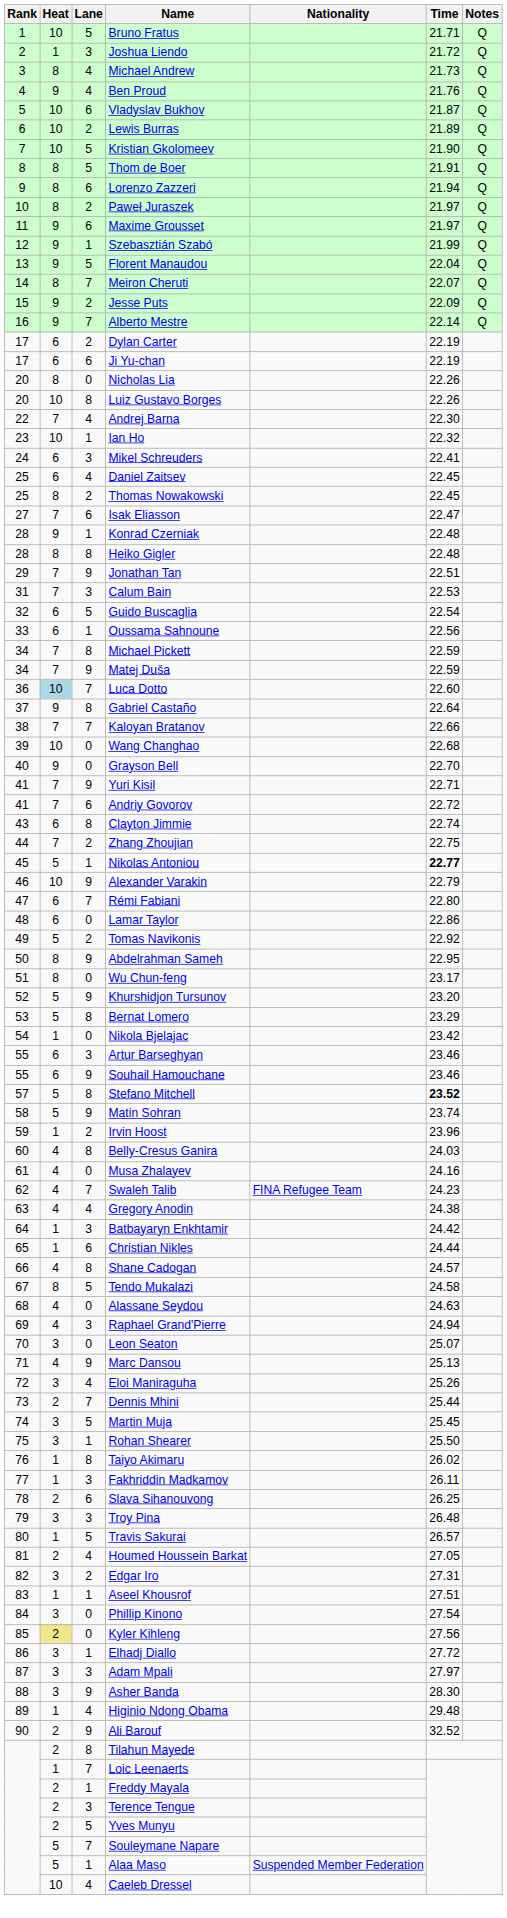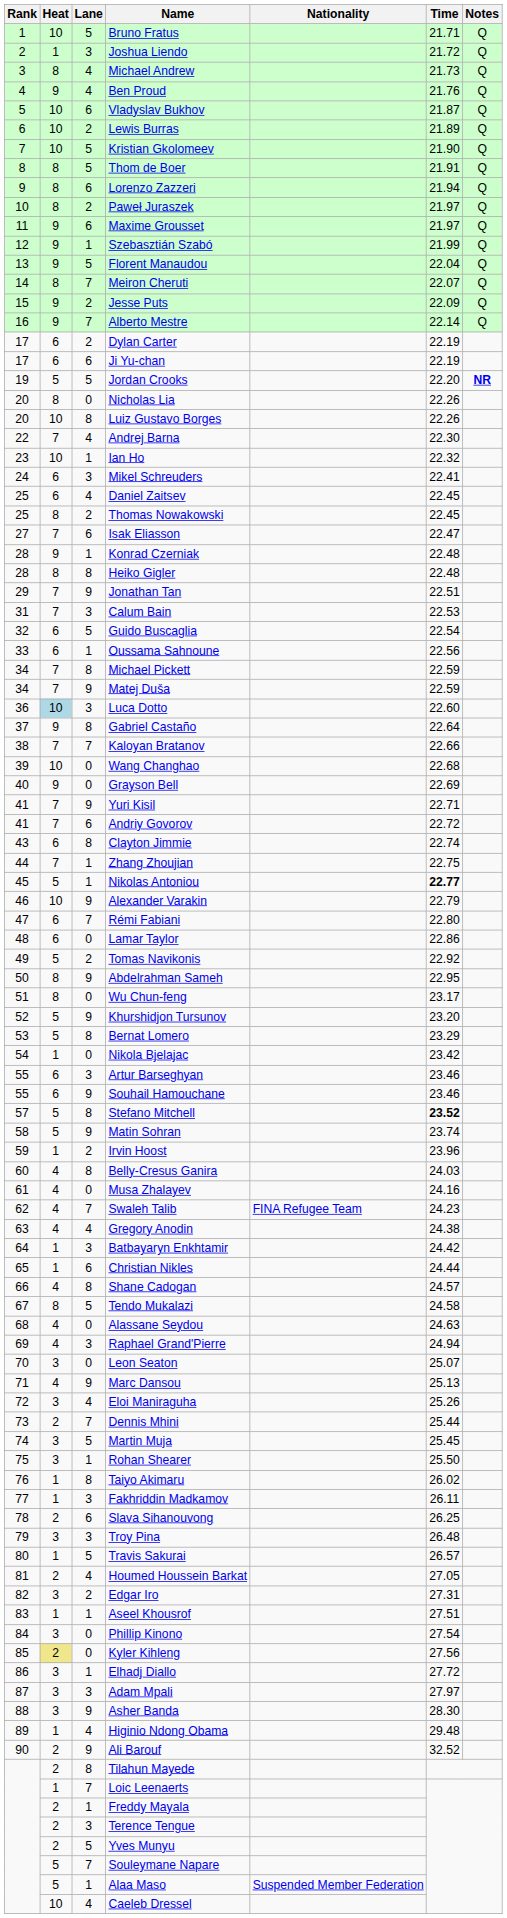+ row: (148, 380)
(89, 689) 7 -> (89, 708) 3
(444, 766) 22.70 -> (444, 785) 22.69
(89, 843) 2 -> (89, 862) 1
